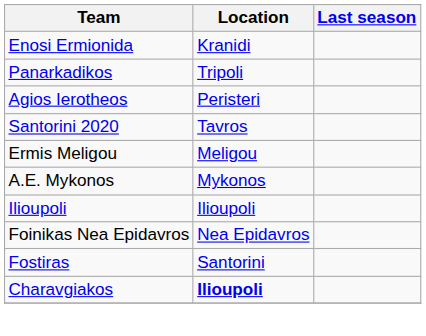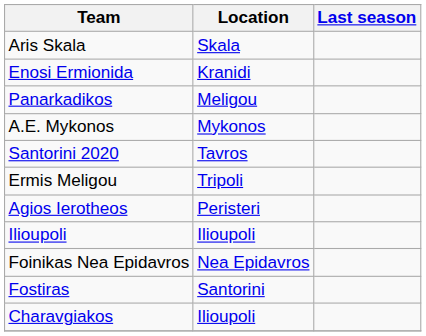+ row: (47, 45)
(220, 72) Tripoli -> (227, 99) Meligou
rows swapped: (68, 99) <-> (61, 180)
(227, 153) Meligou -> (220, 180) Tripoli
(230, 289) bold -> (226, 316) normal
